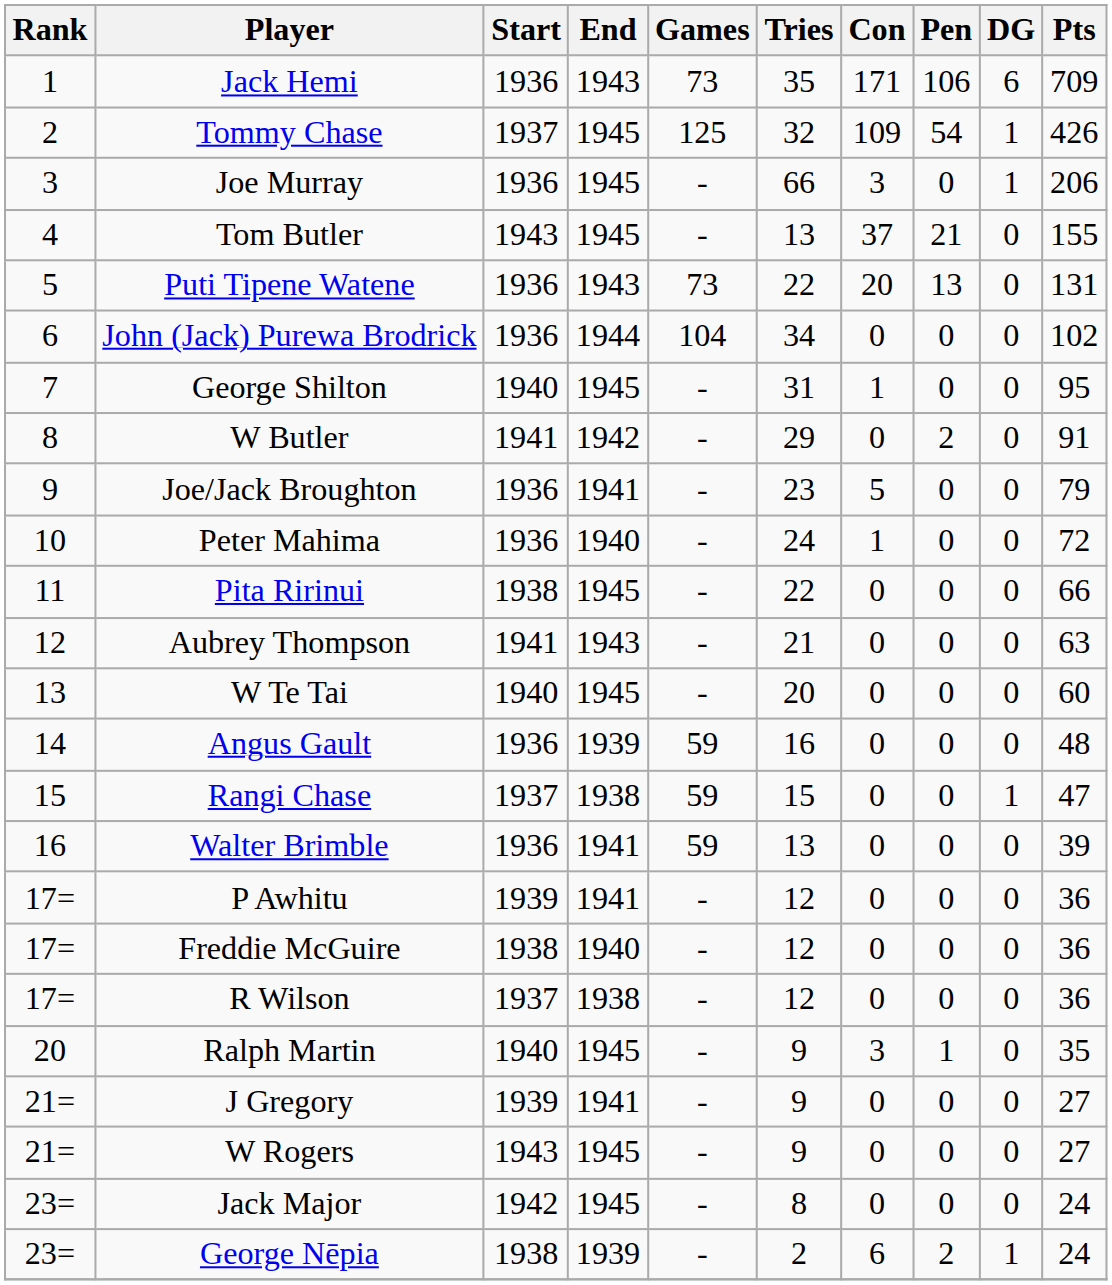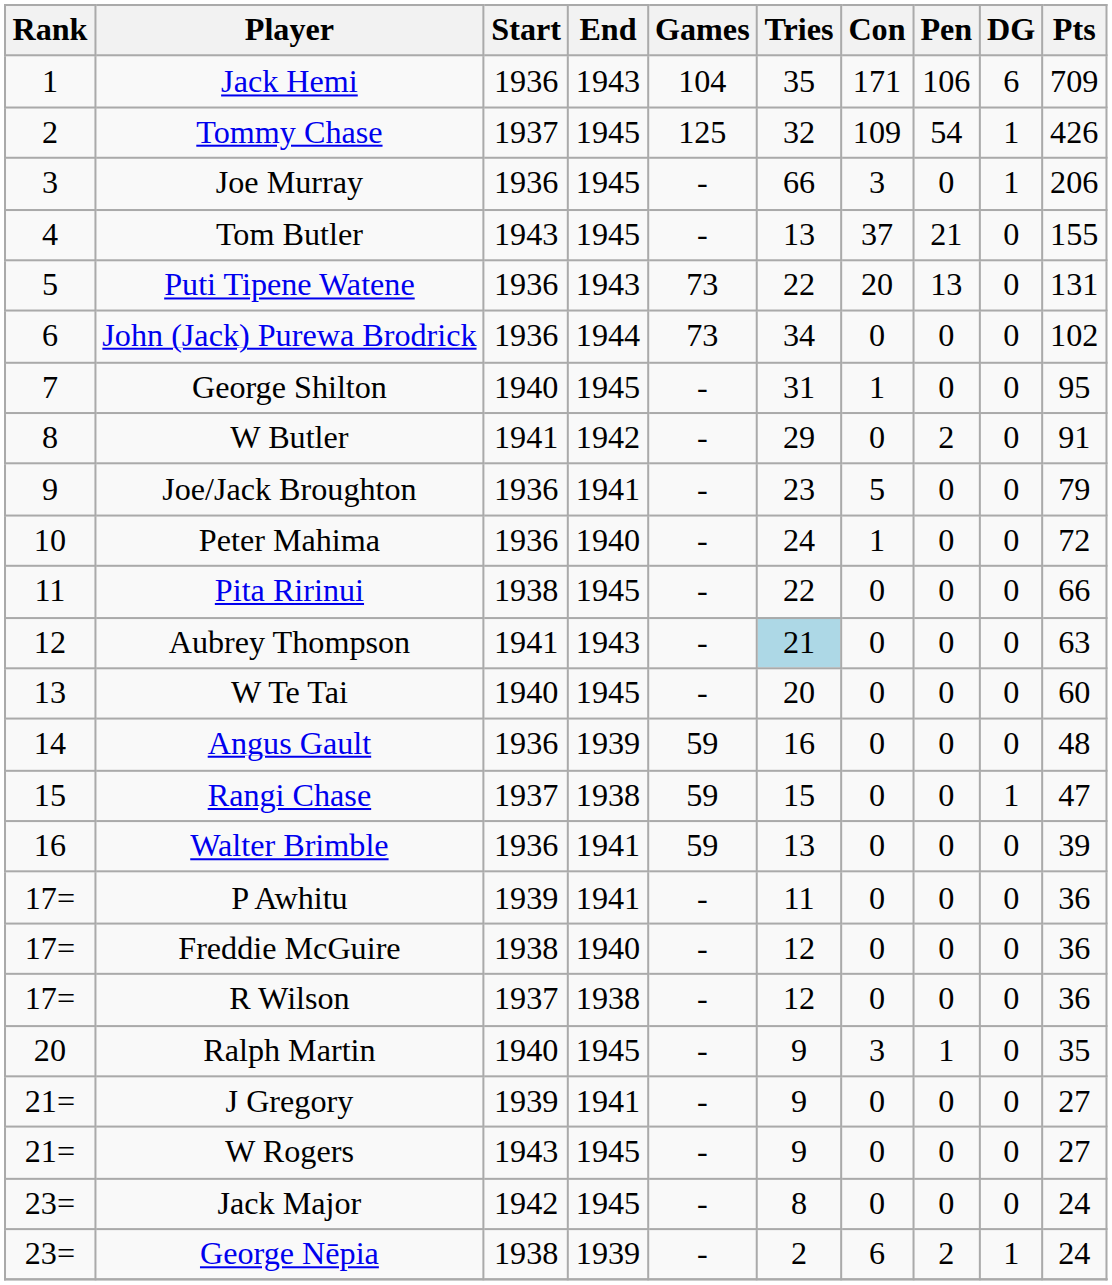(702, 81) 73 -> (702, 81) 104
(702, 336) 104 -> (702, 336) 73
(799, 642) no background -> (799, 642) lightblue background
(799, 897) 12 -> (799, 897) 11
